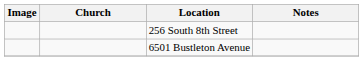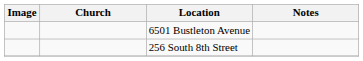rows swapped: (193, 30) <-> (199, 47)
